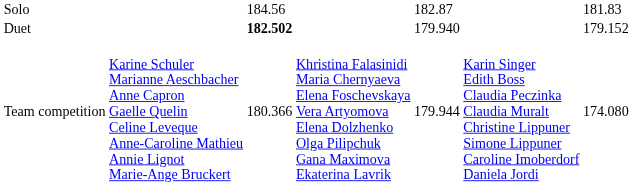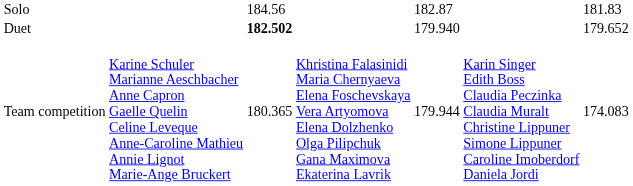(606, 28) 179.152 -> (606, 28) 179.652
(270, 111) 180.366 -> (270, 111) 180.365
(606, 111) 174.080 -> (606, 111) 174.083
